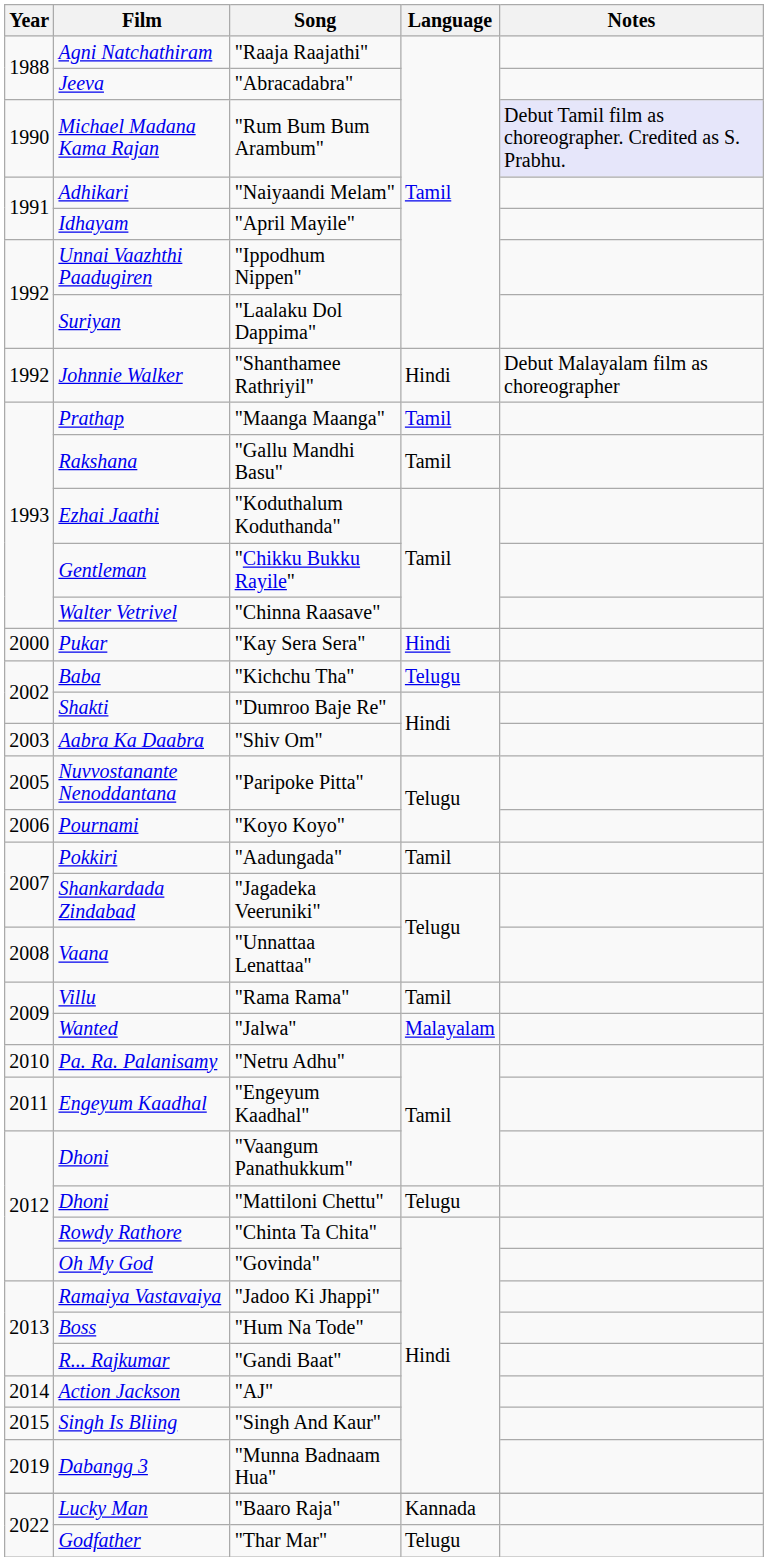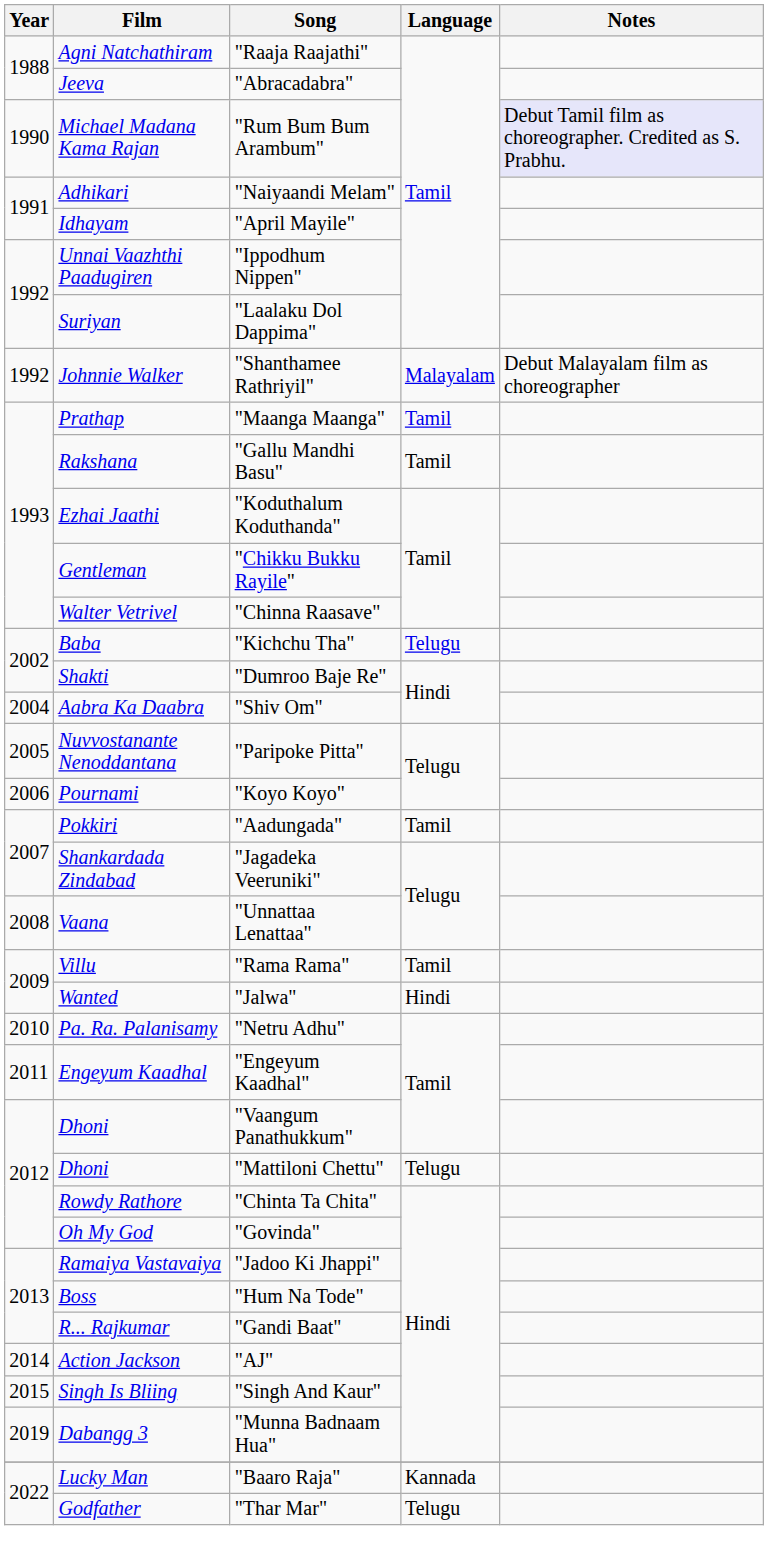(428, 375) Hindi -> (450, 375) Malayalam
- row: (300, 644)
(29, 739) 2003 -> (29, 707) 2004
(450, 1029) Malayalam -> (428, 997) Hindi
